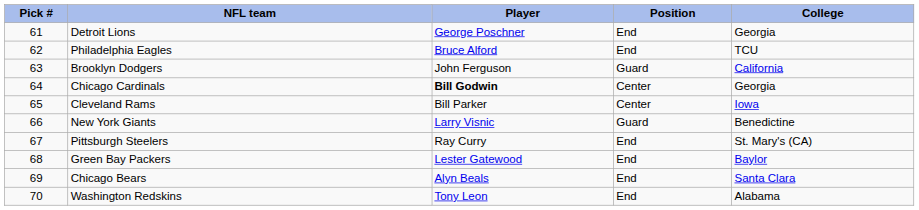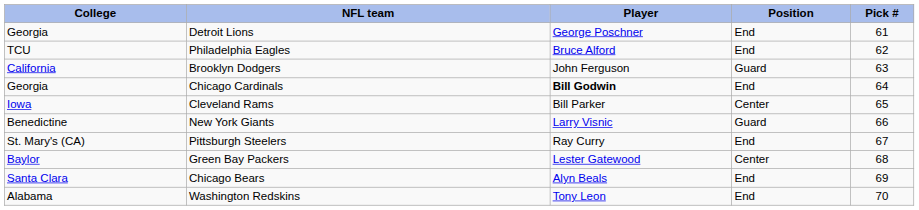columns swapped: (36, 13) <-> (823, 13)
(634, 86) Center -> (745, 86) End
(627, 159) End -> (752, 159) Center
